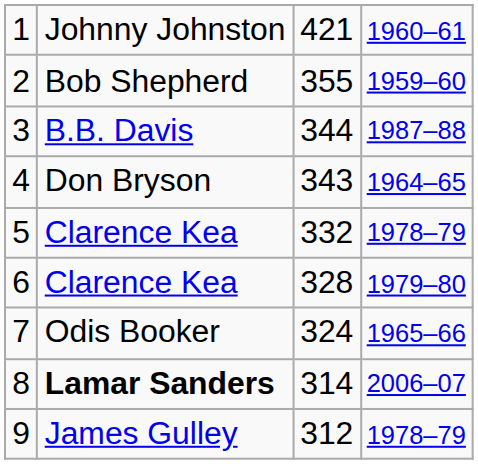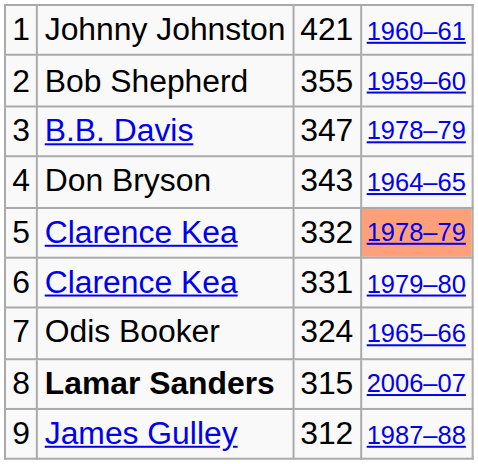(327, 130) 344 -> (327, 130) 347
(416, 131) 1987–88 -> (416, 131) 1978–79
(416, 232) no background -> (416, 232) lightsalmon background
(327, 282) 328 -> (327, 282) 331
(327, 383) 314 -> (327, 383) 315
(416, 434) 1978–79 -> (416, 434) 1987–88
